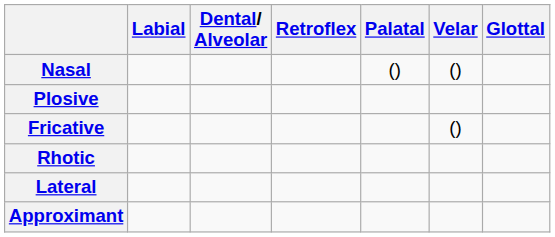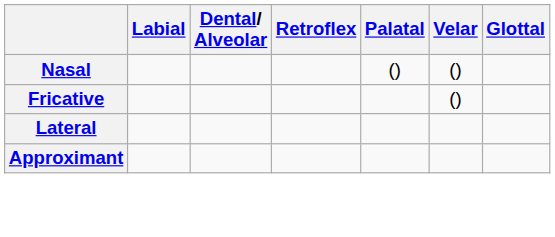- row: (66, 98)
- row: (66, 157)
